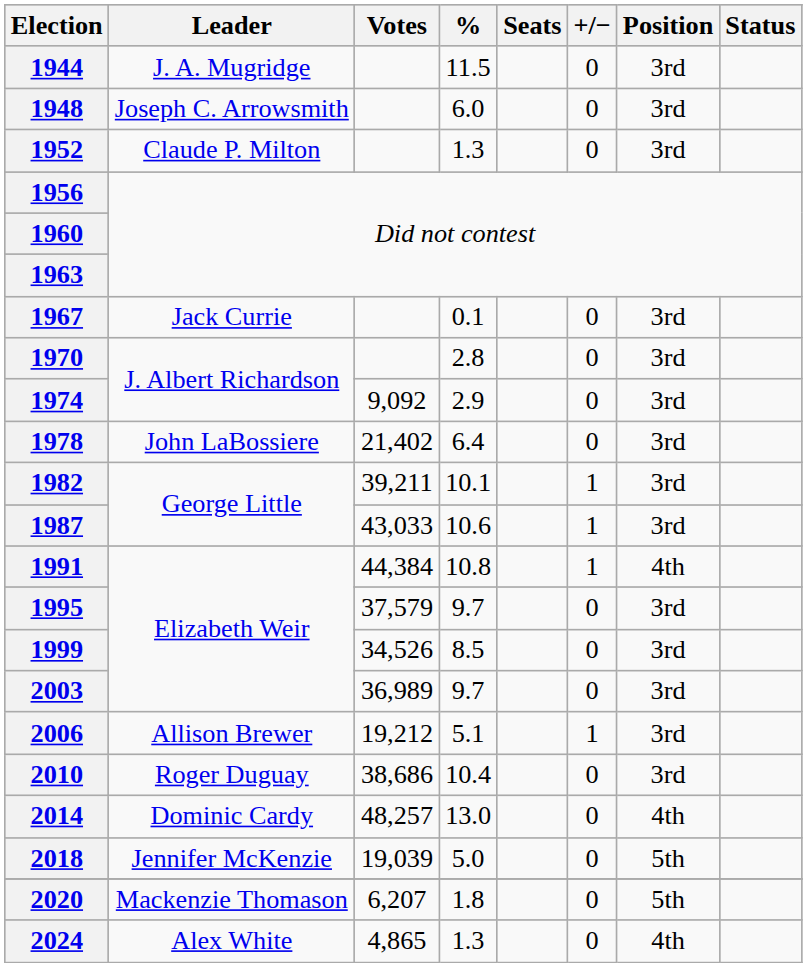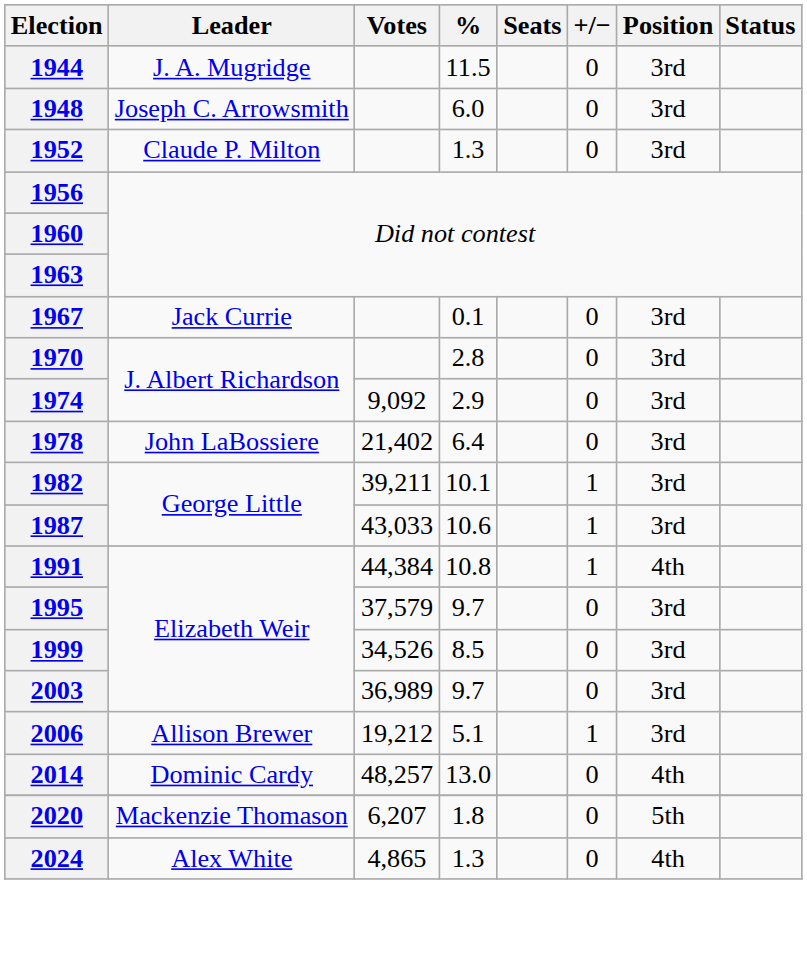- row: (57, 774)
- row: (57, 857)
